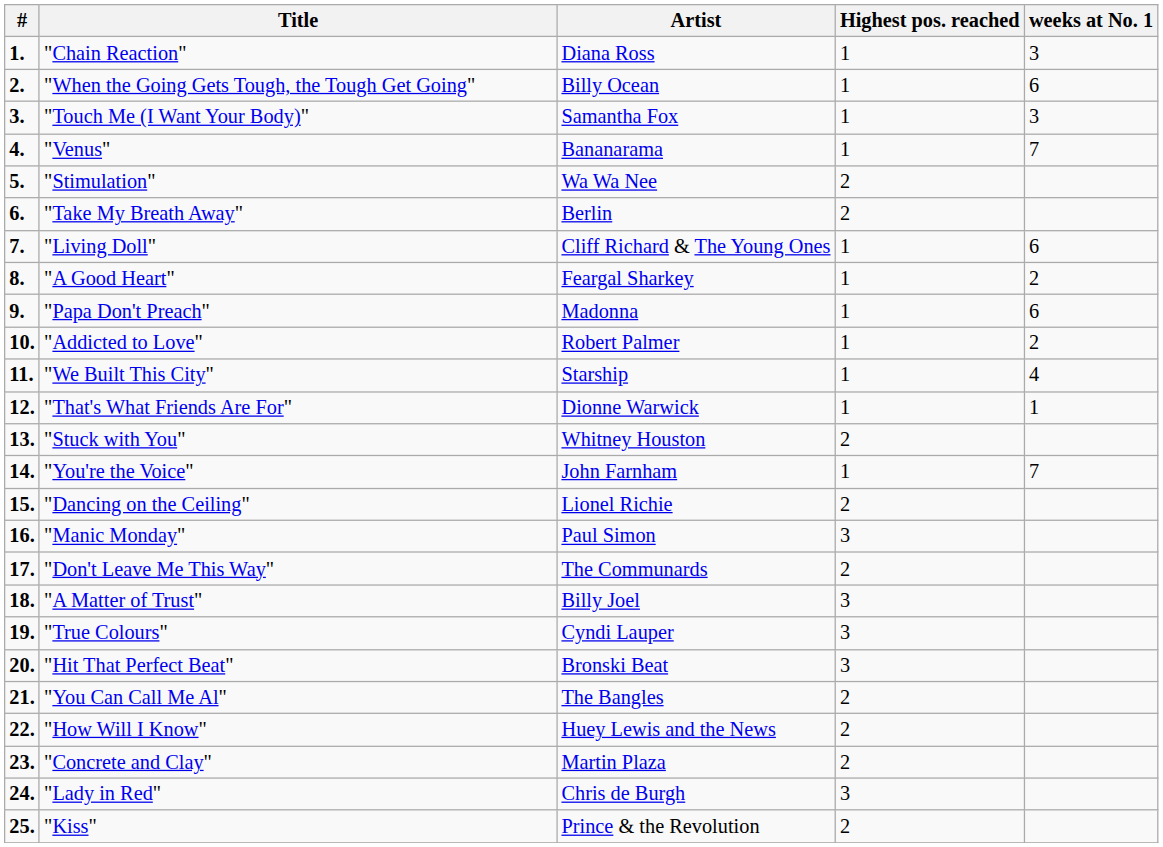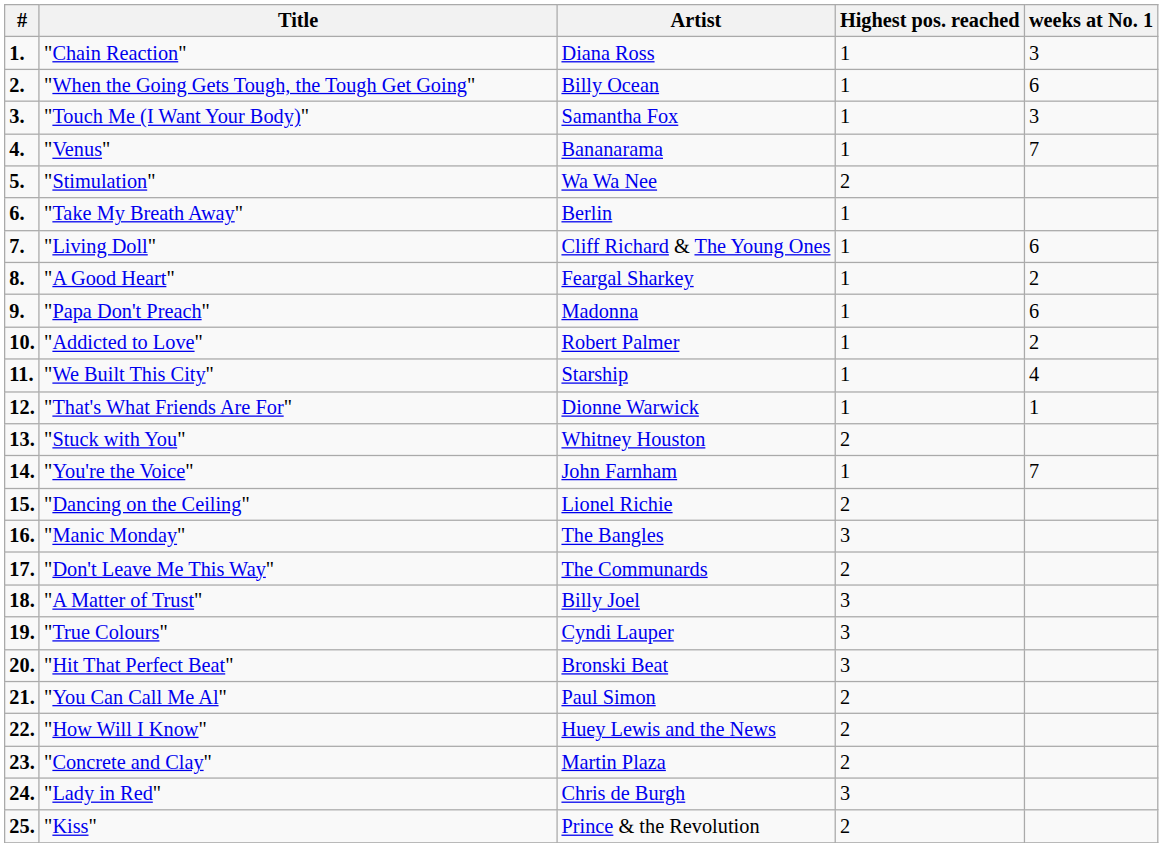(845, 213) 2 -> (845, 213) 1
(609, 536) Paul Simon -> (613, 536) The Bangles
(613, 697) The Bangles -> (609, 697) Paul Simon
